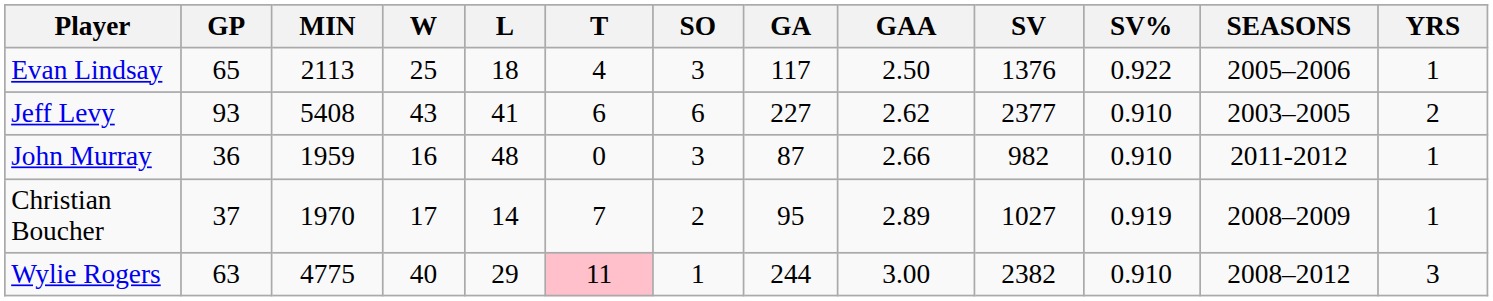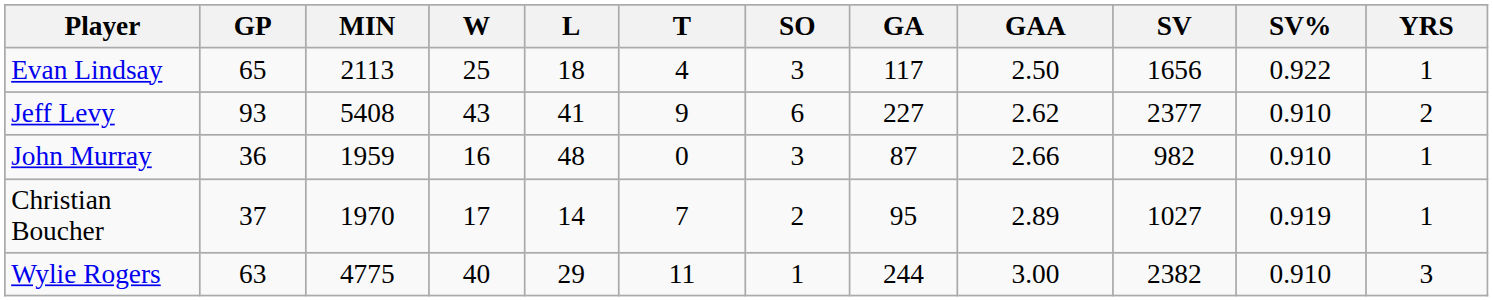- column: (1289, 26)
(1029, 69) 1376 -> (1174, 69) 1656
(599, 112) 6 -> (682, 112) 9
(599, 273) pink background -> (682, 273) no background
